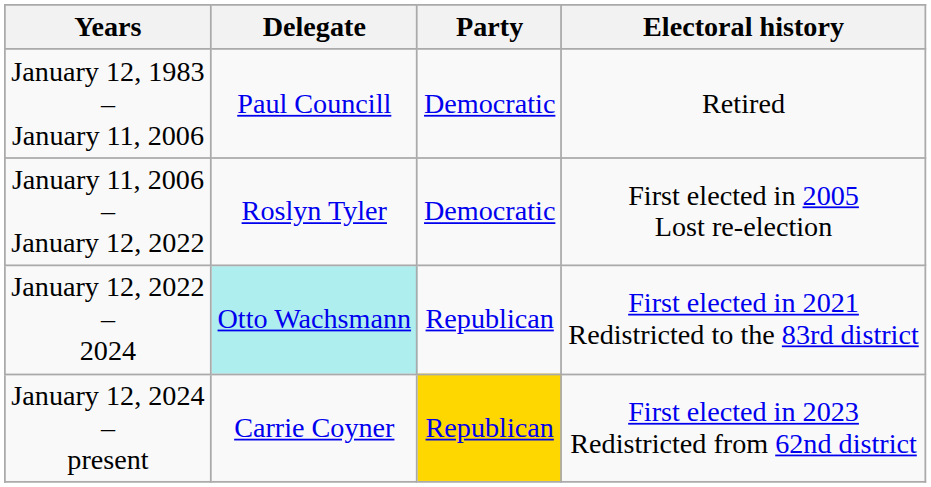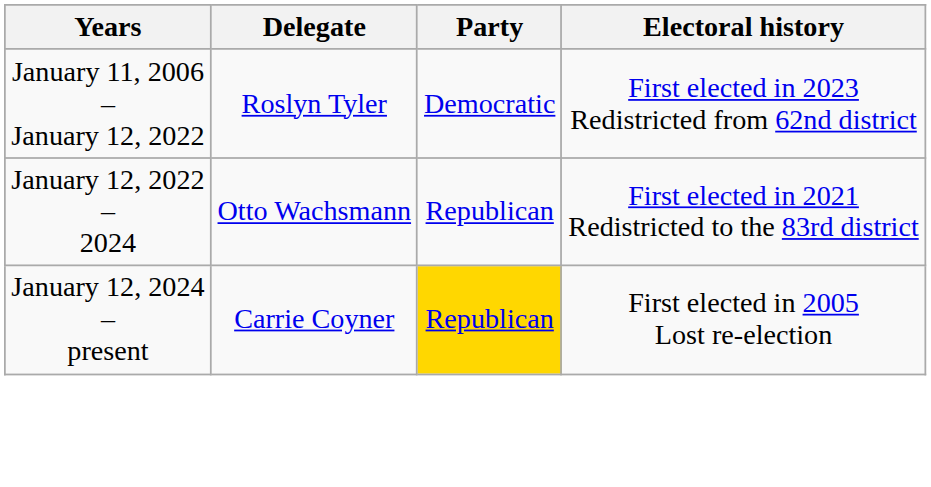- row: (108, 103)
(744, 211) First elected in 2005 Lost re-election -> (744, 103) First elected in 2023 Redistricted from 62nd district
(314, 319) paleturquoise background -> (314, 211) no background
(744, 427) First elected in 2023 Redistricted from 62nd district -> (744, 319) First elected in 2005 Lost re-election
